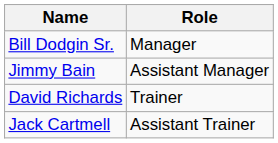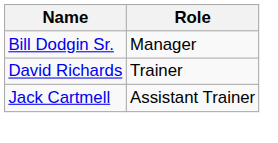- row: (52, 71)
